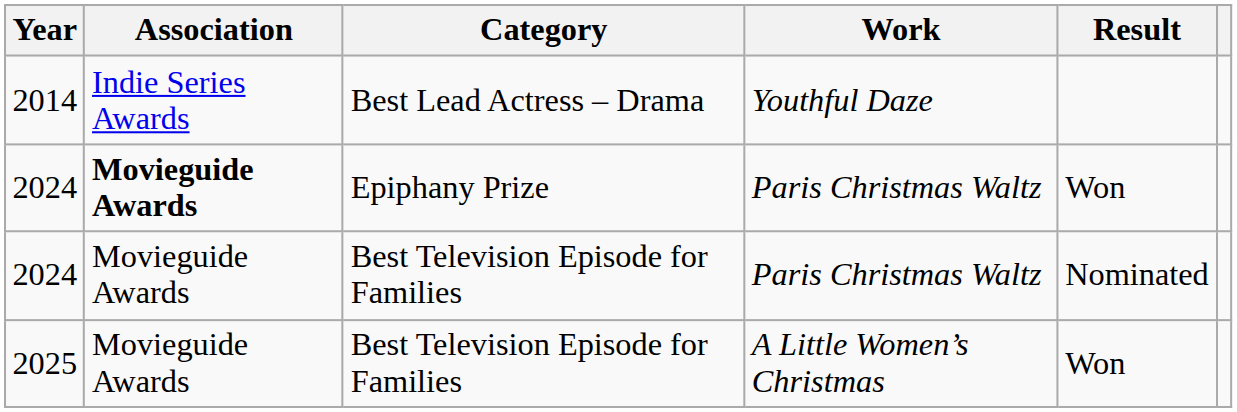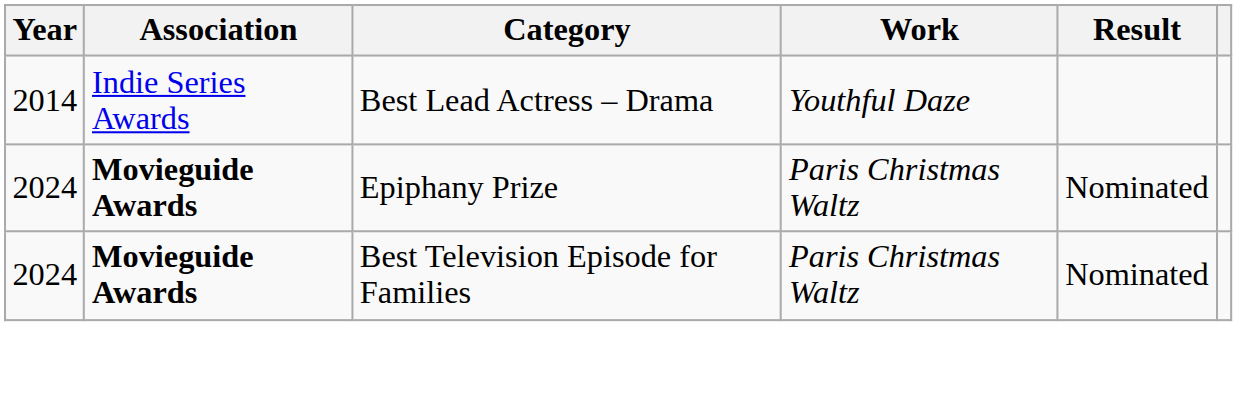(1095, 187) Won -> (1137, 187) Nominated
(170, 274) normal -> (173, 274) bold
- row: (45, 362)
